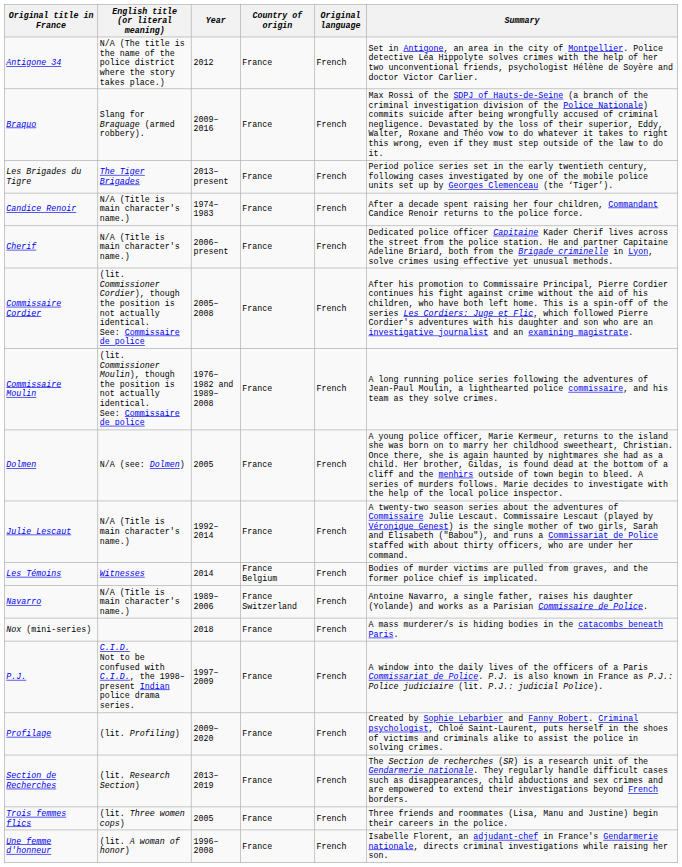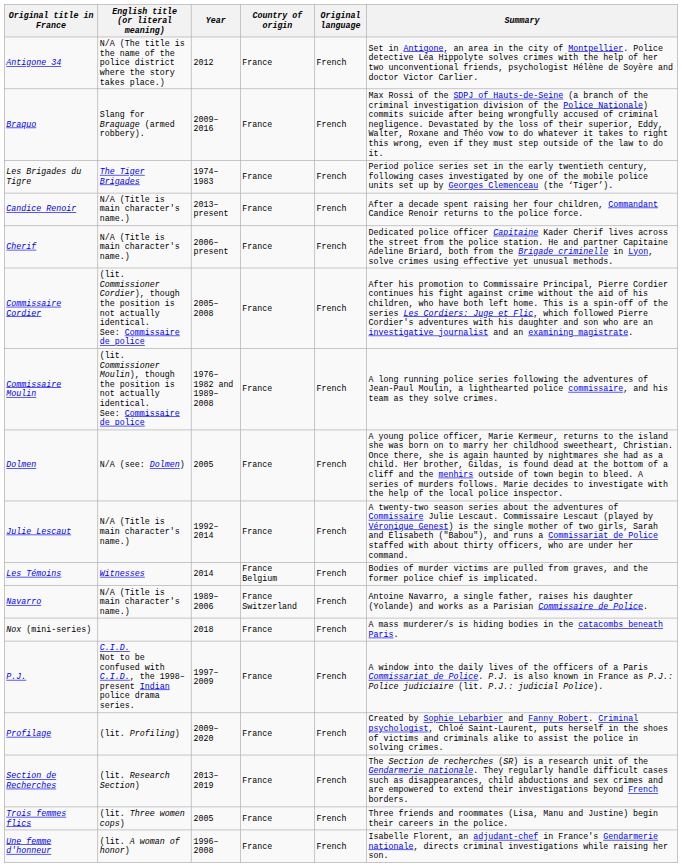(211, 177) 2013–present -> (206, 177) 1974–1983
(206, 209) 1974–1983 -> (211, 209) 2013–present
